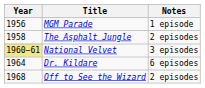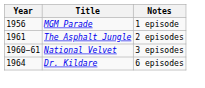(16, 37) 1958 -> (16, 37) 1961
(23, 50) khaki background -> (23, 50) no background
- row: (95, 77)
